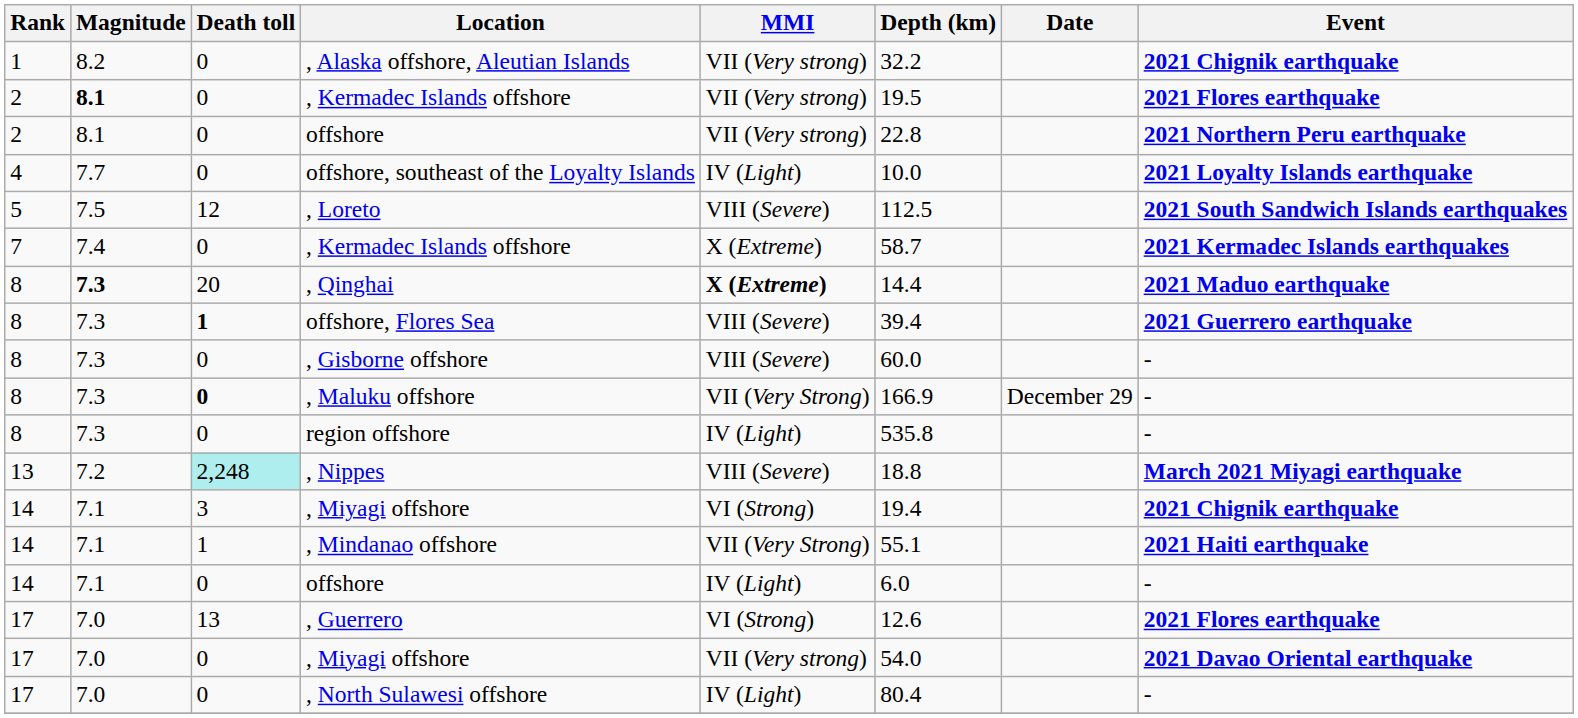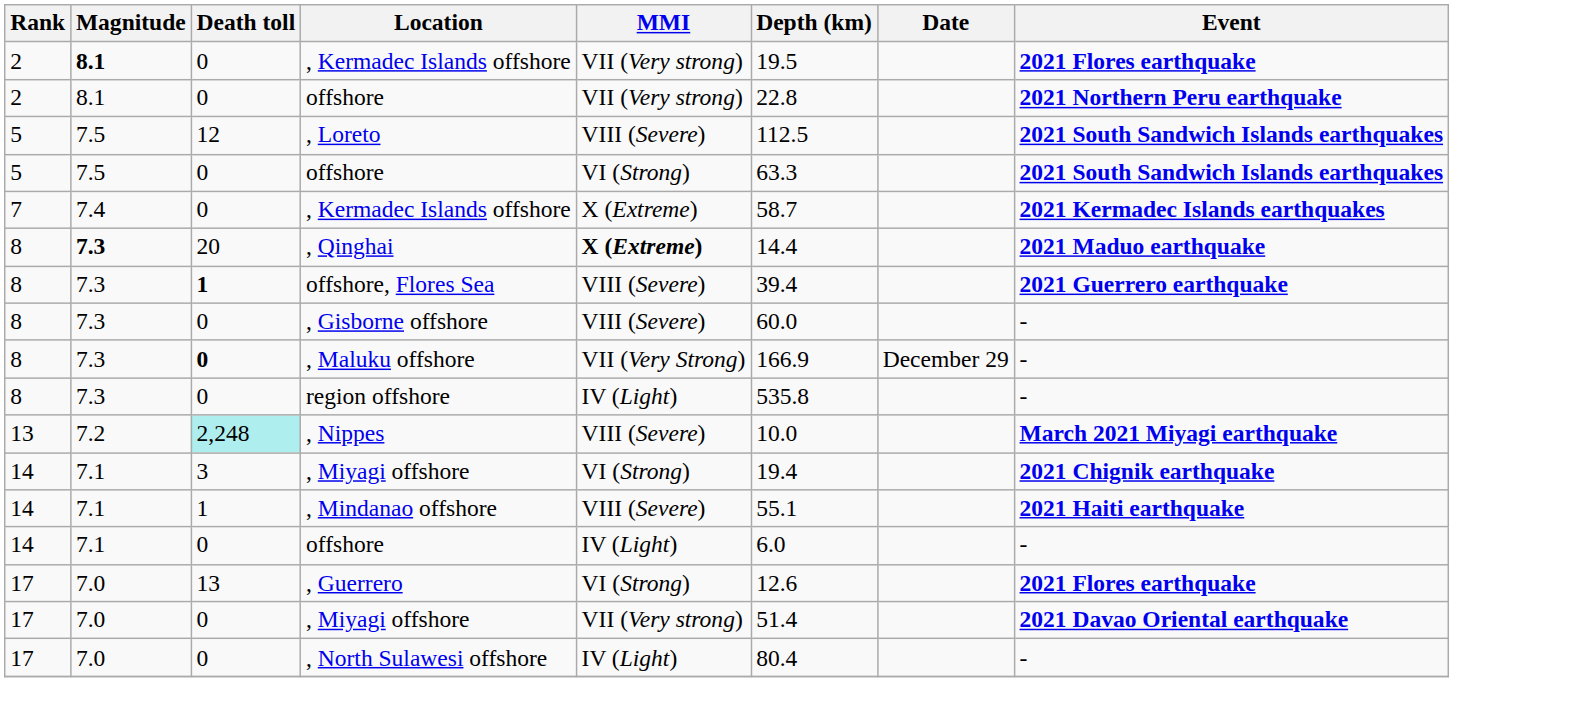- row: (16, 60)
- row: (16, 172)
+ row: (16, 172)
(901, 470) 18.8 -> (777, 433) 10.0
(788, 545) VII (Very Strong) -> (644, 508) VIII (Severe)
(901, 657) 54.0 -> (777, 619) 51.4
